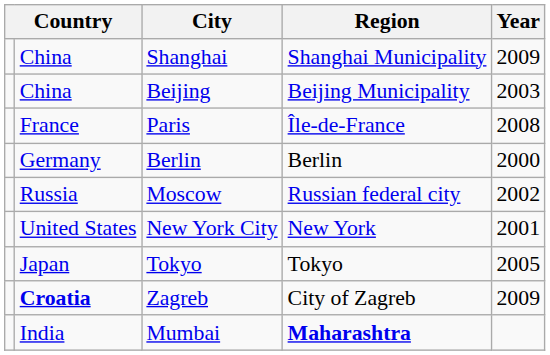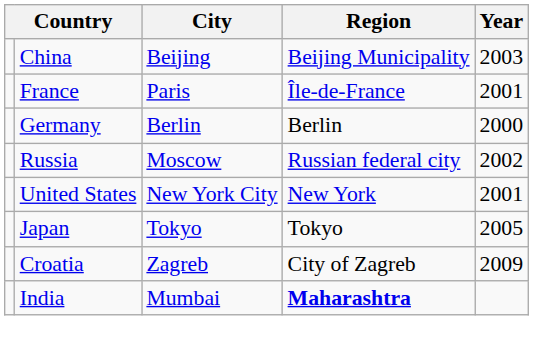- row: (187, 56)
(518, 125) 2008 -> (501, 90) 2001
(55, 297) bold -> (52, 263) normal
